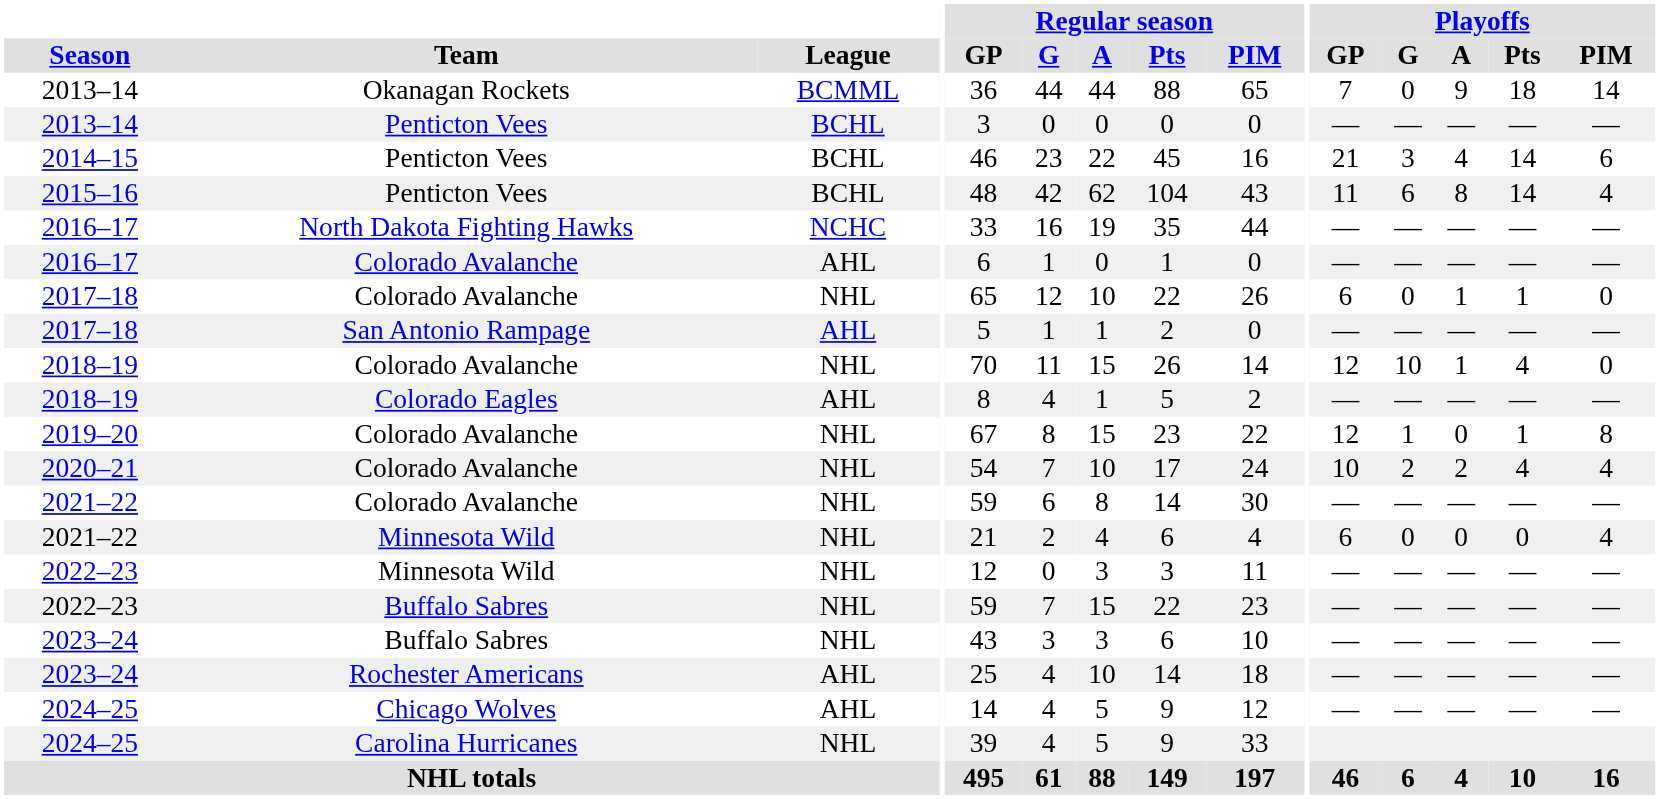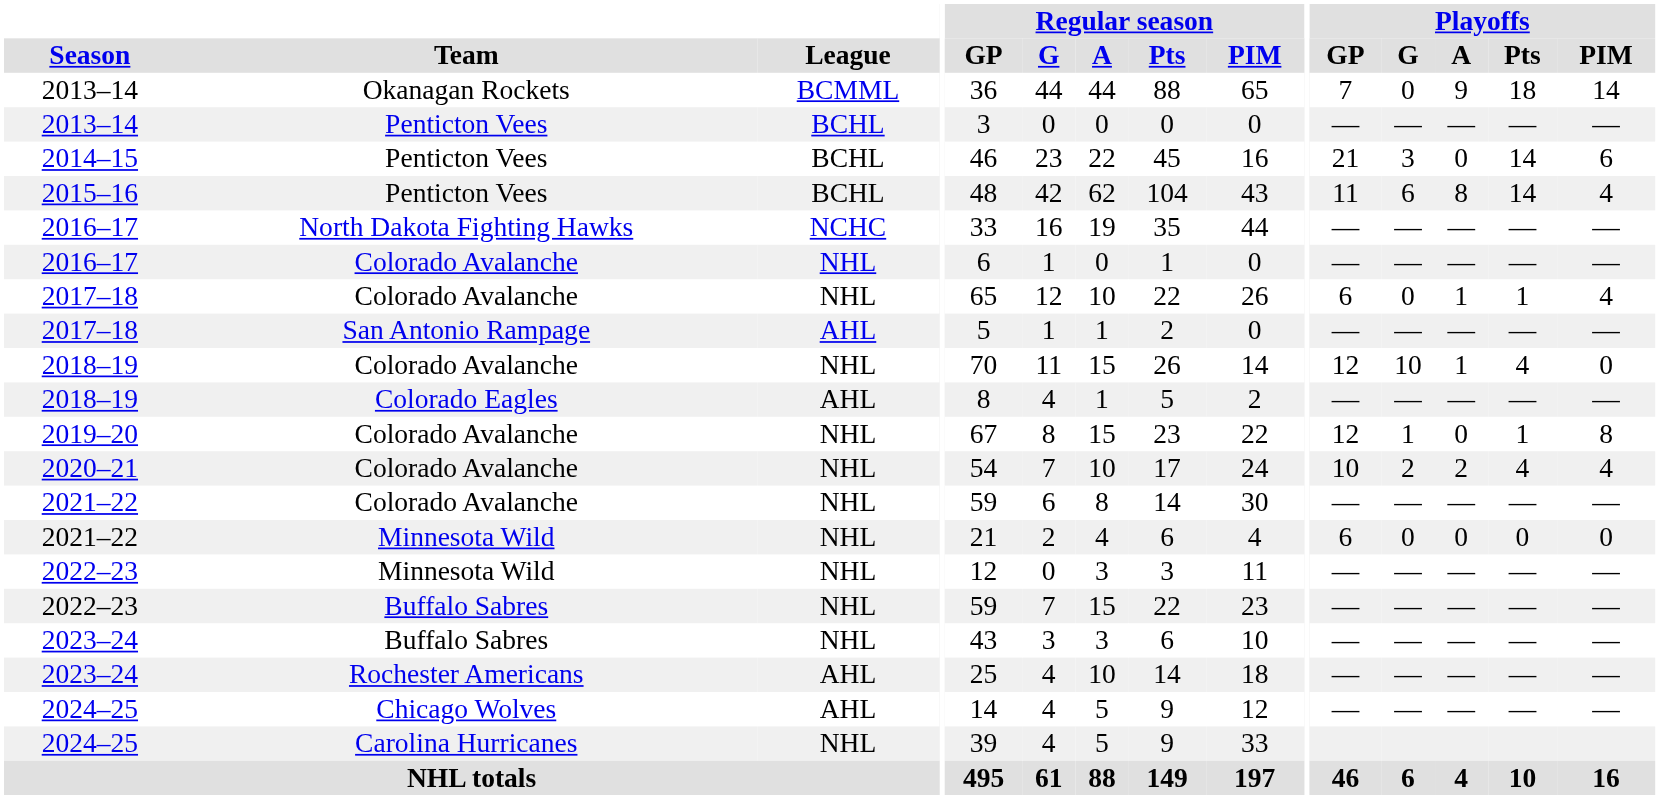(1461, 158) 4 -> (1461, 158) 0
(848, 261) AHL -> (848, 261) NHL
(1606, 296) 0 -> (1606, 296) 4
(1606, 536) 4 -> (1606, 536) 0
